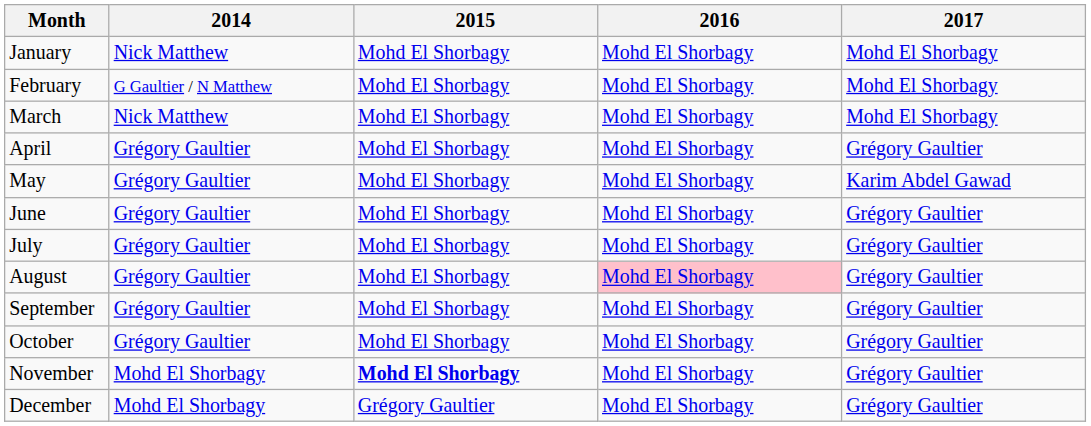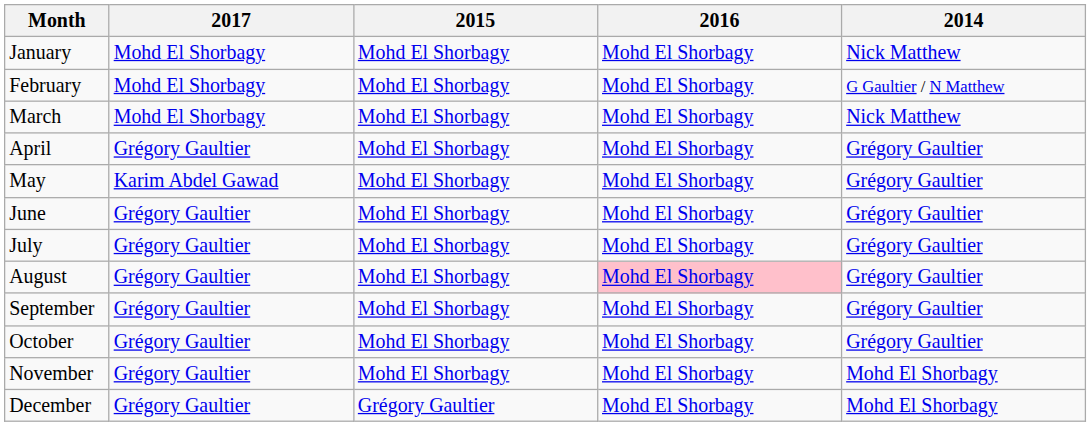columns swapped: (231, 20) <-> (964, 20)
(439, 372) bold -> (434, 372) normal
